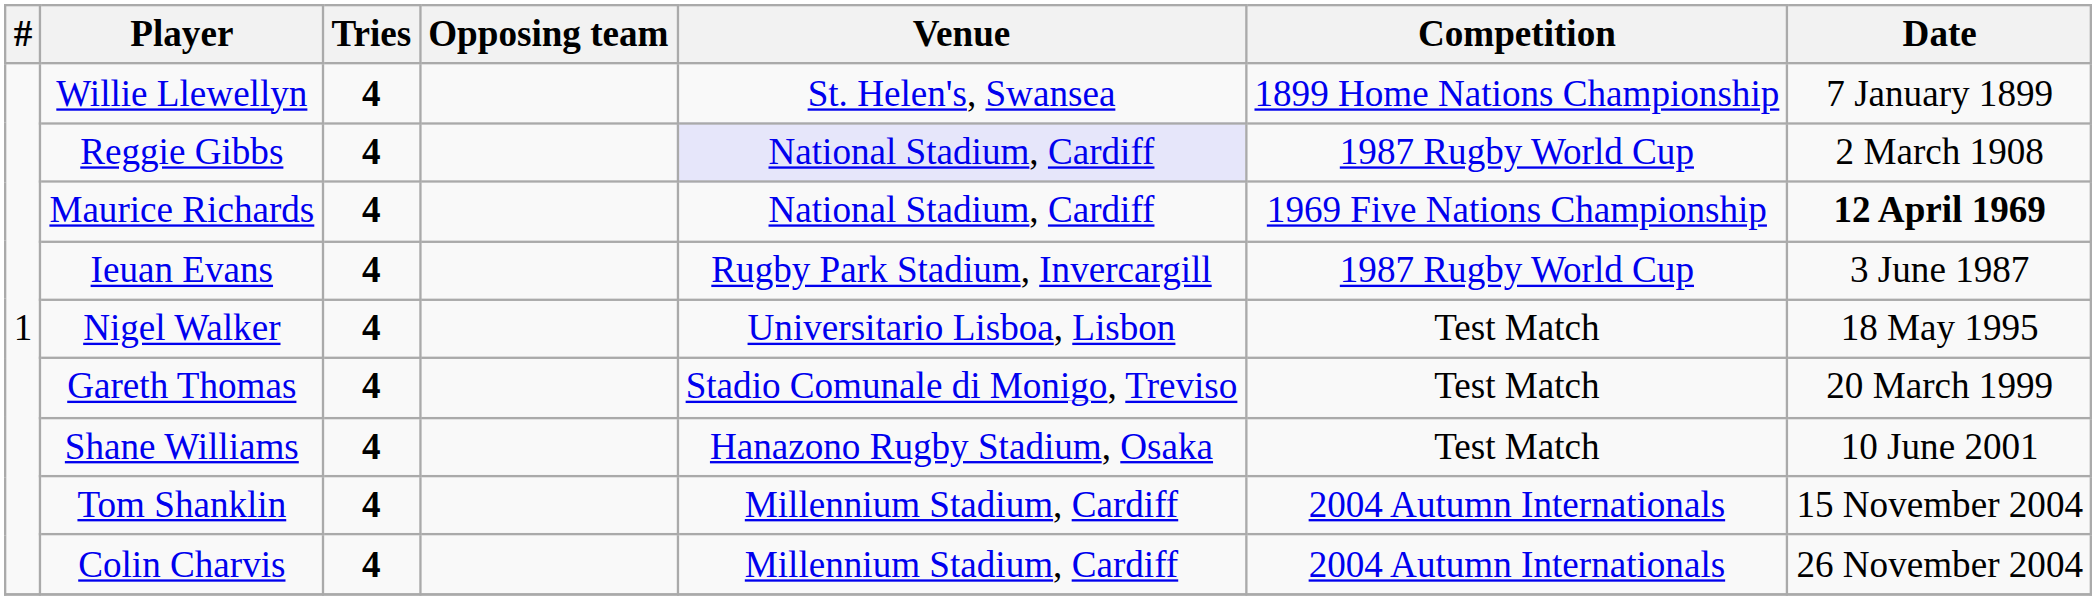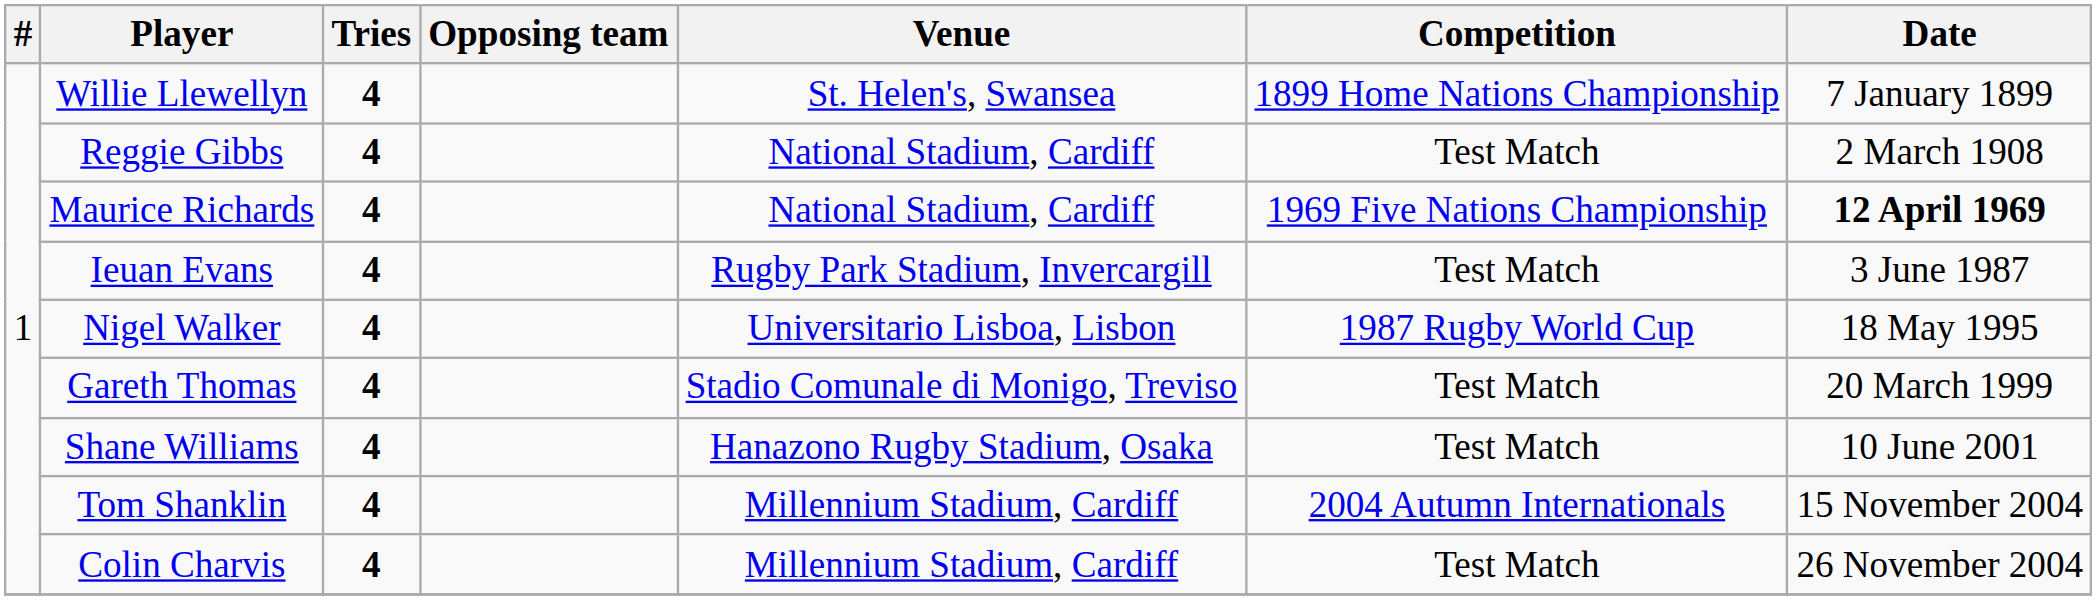(961, 151) lavender background -> (961, 151) no background
(1517, 151) 1987 Rugby World Cup -> (1517, 151) Test Match
(1517, 269) 1987 Rugby World Cup -> (1517, 269) Test Match
(1517, 328) Test Match -> (1517, 328) 1987 Rugby World Cup
(1517, 563) 2004 Autumn Internationals -> (1517, 563) Test Match
